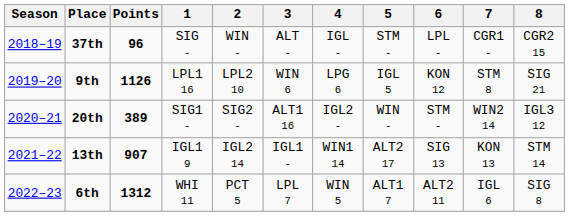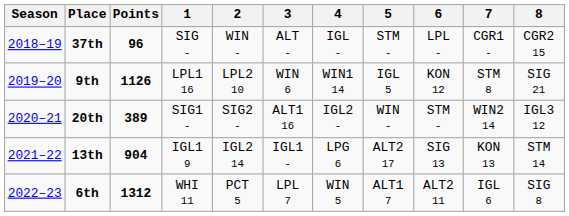(338, 81) LPG 6 -> (338, 81) WIN1 14
(136, 155) 907 -> (136, 155) 904
(338, 155) WIN1 14 -> (338, 155) LPG 6
